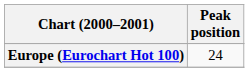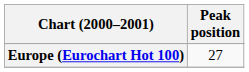(215, 55) 24 -> (215, 55) 27
